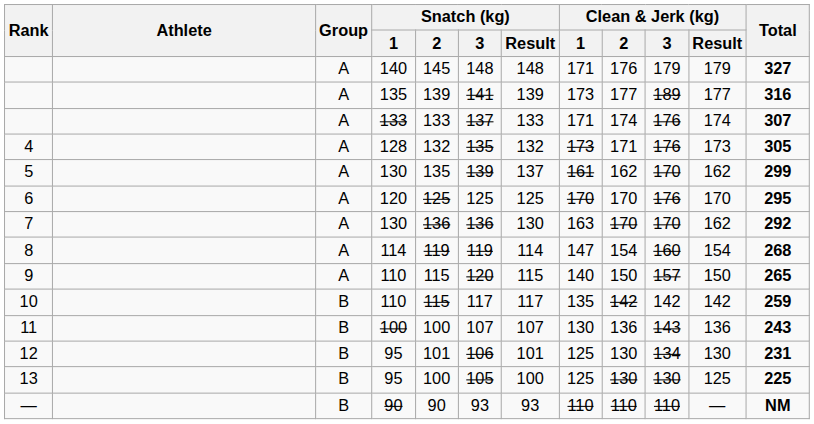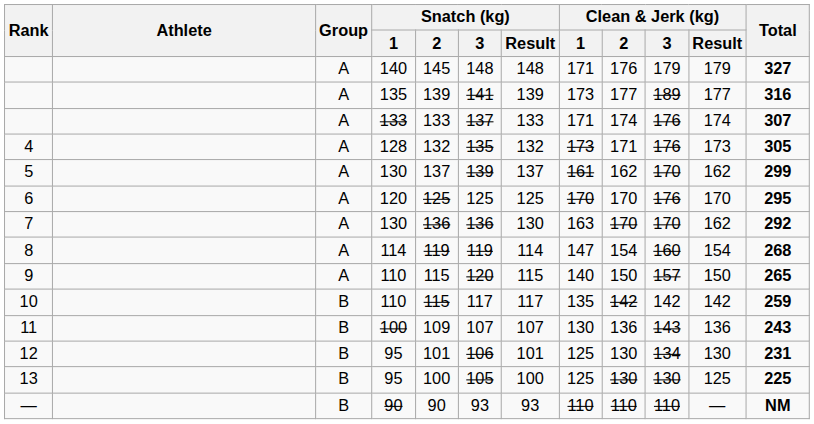(437, 172) 135 -> (437, 172) 137
(437, 328) 100 -> (437, 328) 109
